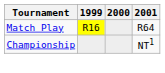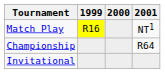(146, 28) R64 -> (146, 29) NT1
(146, 44) NT1 -> (146, 45) R64
+ row: (41, 61)
